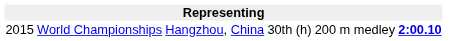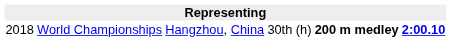(20, 30) 2015 -> (20, 30) 2018
(355, 30) normal -> (357, 30) bold
